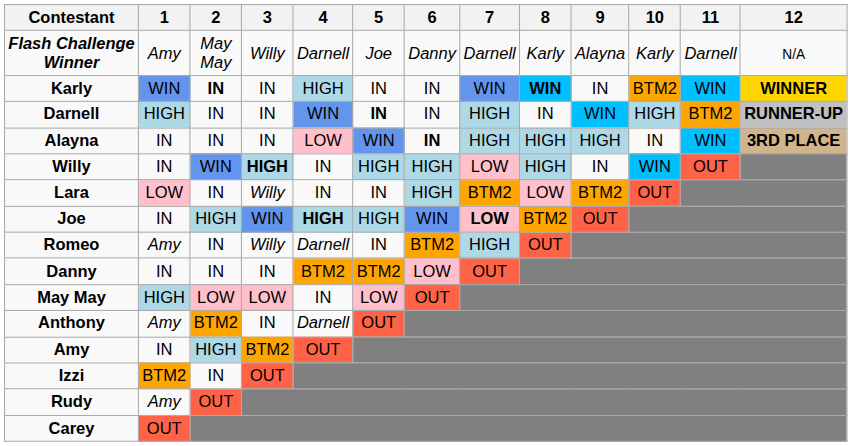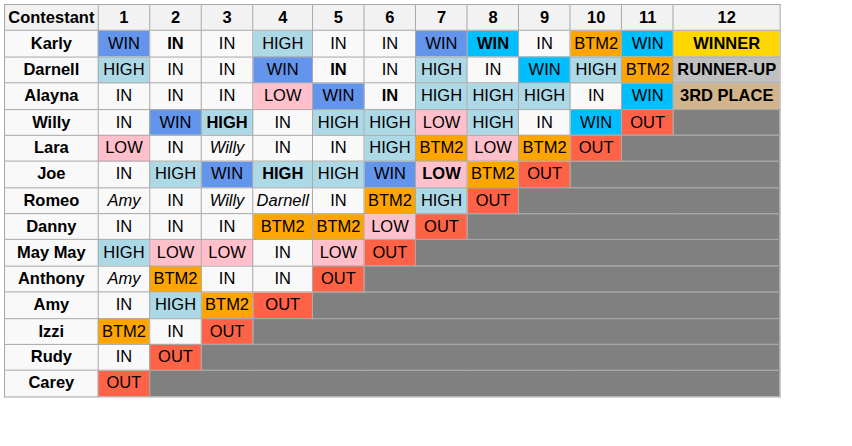- row: (72, 52)
(323, 323) Darnell -> (283, 278) IN
(164, 402) Amy -> (124, 357) IN
